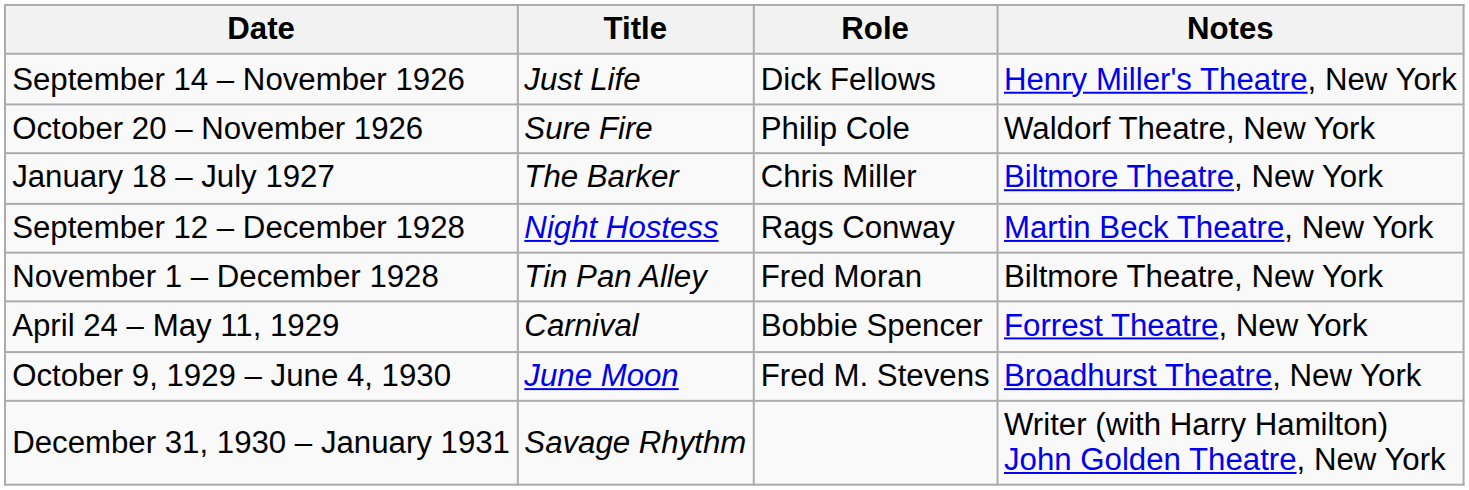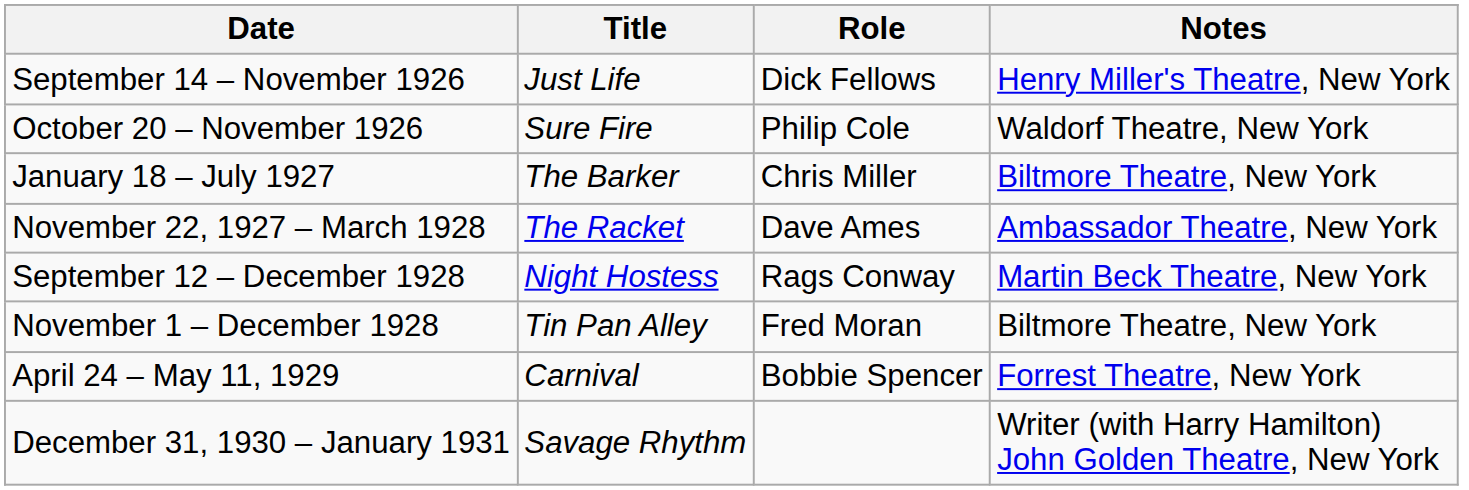+ row: (249, 227)
- row: (232, 375)
